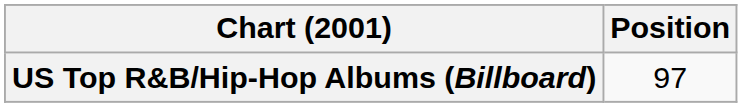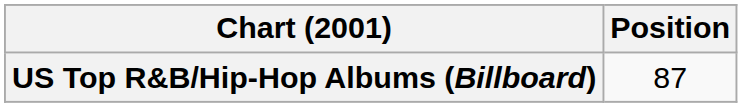(670, 76) 97 -> (670, 76) 87
